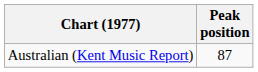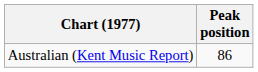(225, 55) 87 -> (225, 55) 86
